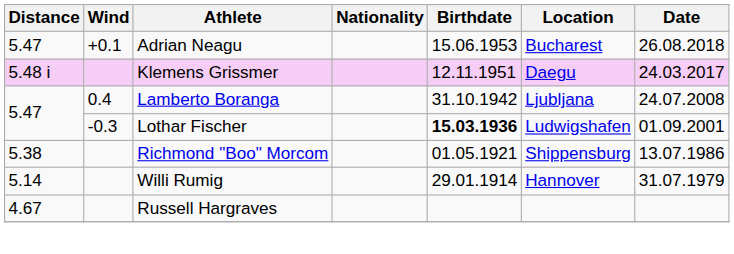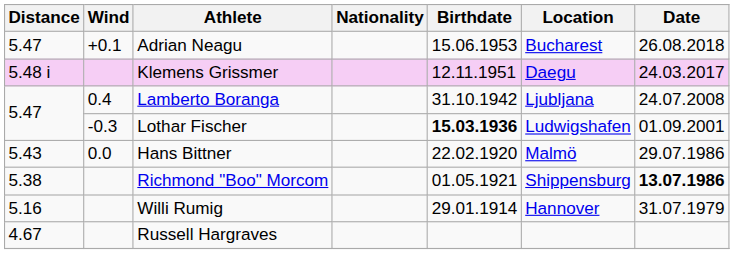+ row: (184, 153)
(682, 153) normal -> (682, 180) bold
(25, 180) 5.14 -> (25, 208) 5.16
